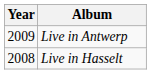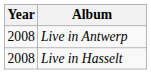(21, 36) 2009 -> (21, 36) 2008
